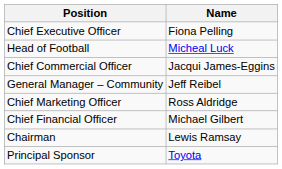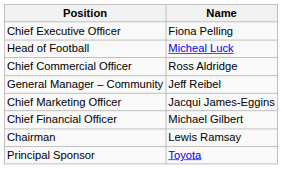(222, 66) Jacqui James-Eggins -> (203, 66) Ross Aldridge
(203, 102) Ross Aldridge -> (222, 102) Jacqui James-Eggins
